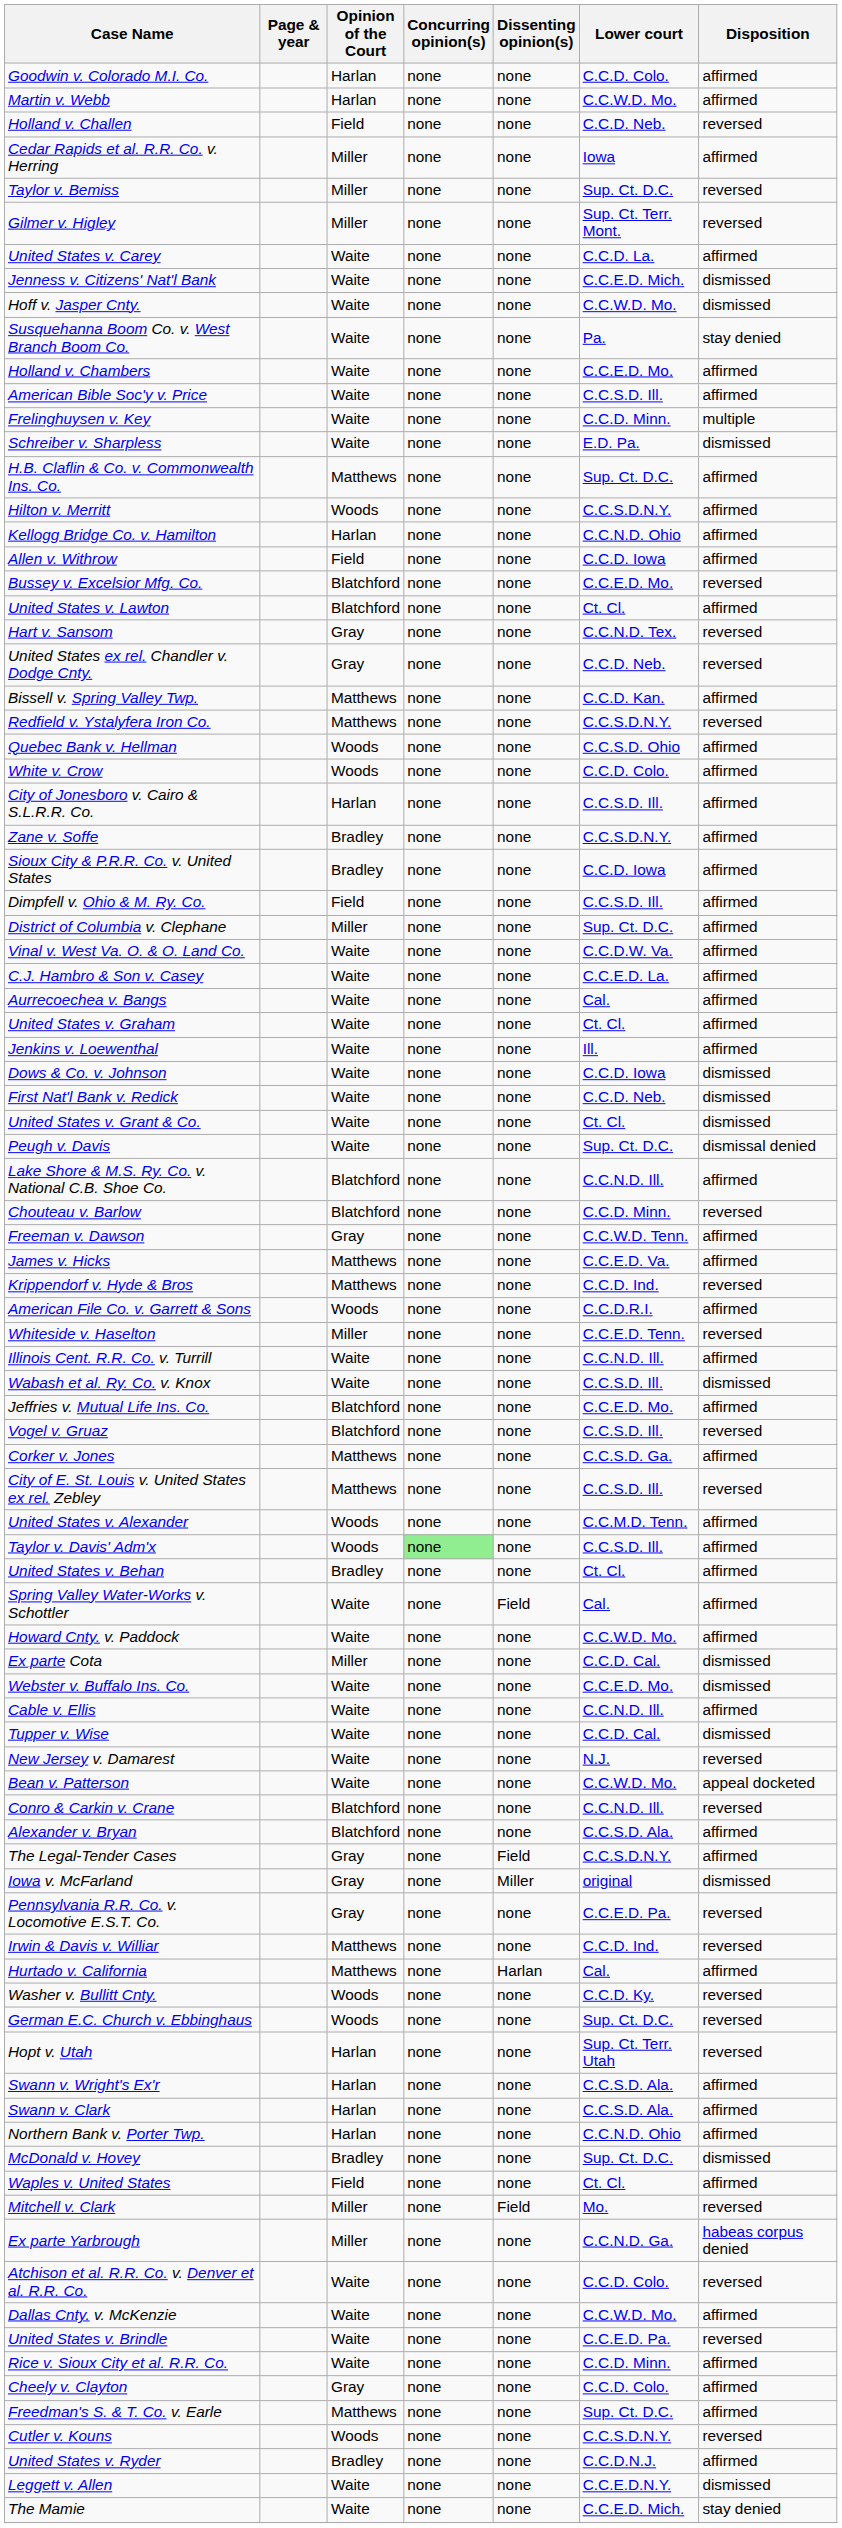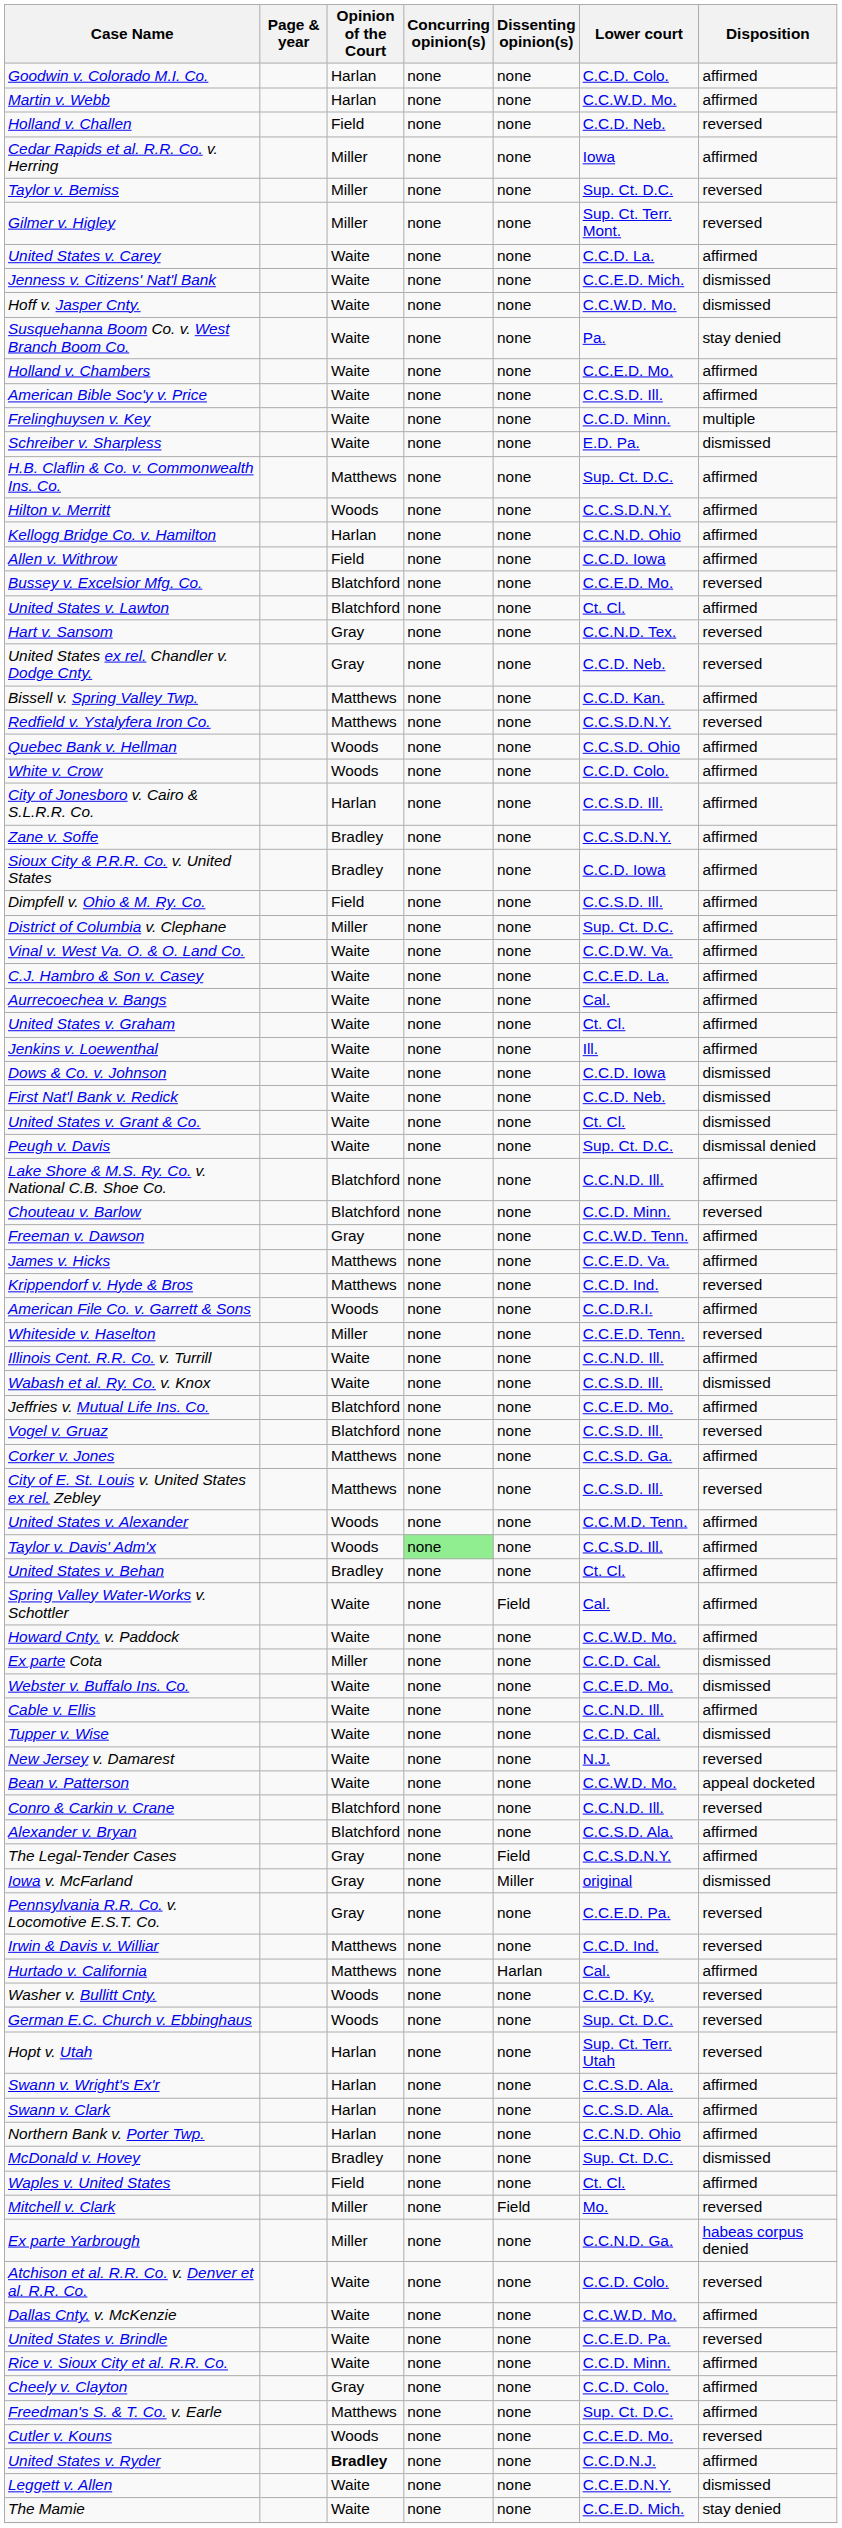(627, 2436) C.C.S.D.N.Y. -> (628, 2436) C.C.E.D. Mo.
(357, 2461) normal -> (359, 2461) bold
